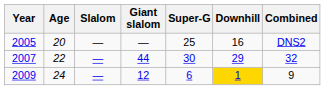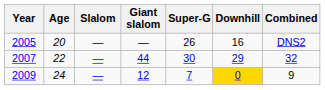(189, 42) 25 -> (189, 42) 26
(189, 76) 6 -> (189, 76) 7
(238, 76) 1 -> (238, 76) 0
